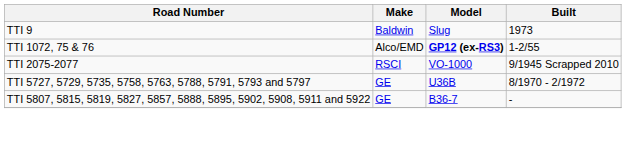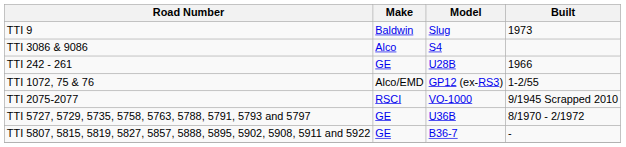+ row: (47, 47)
+ row: (40, 64)
(466, 47) bold -> (466, 82) normal
